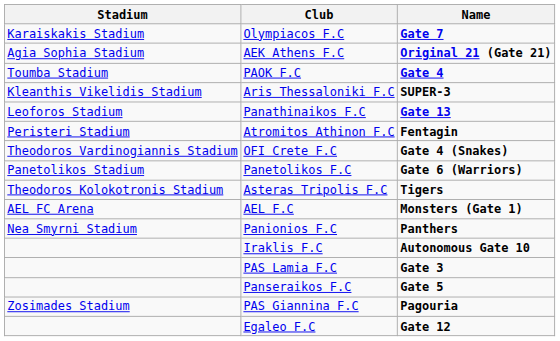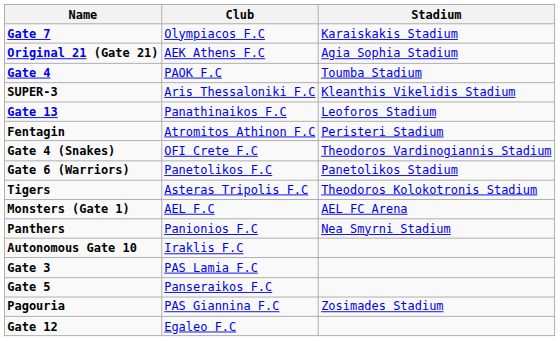columns swapped: (123, 14) <-> (476, 14)
